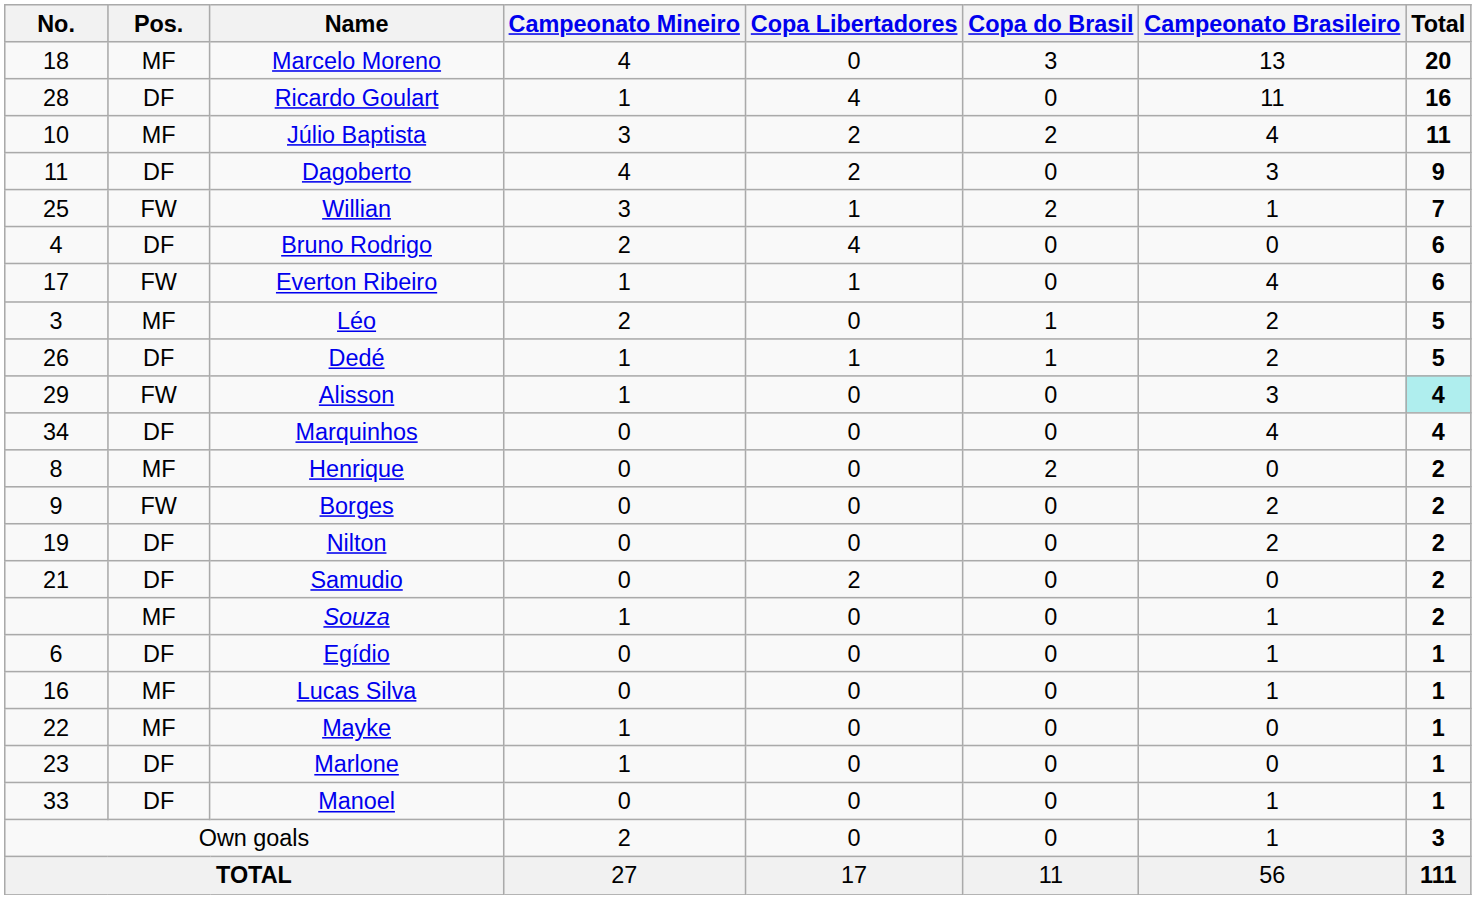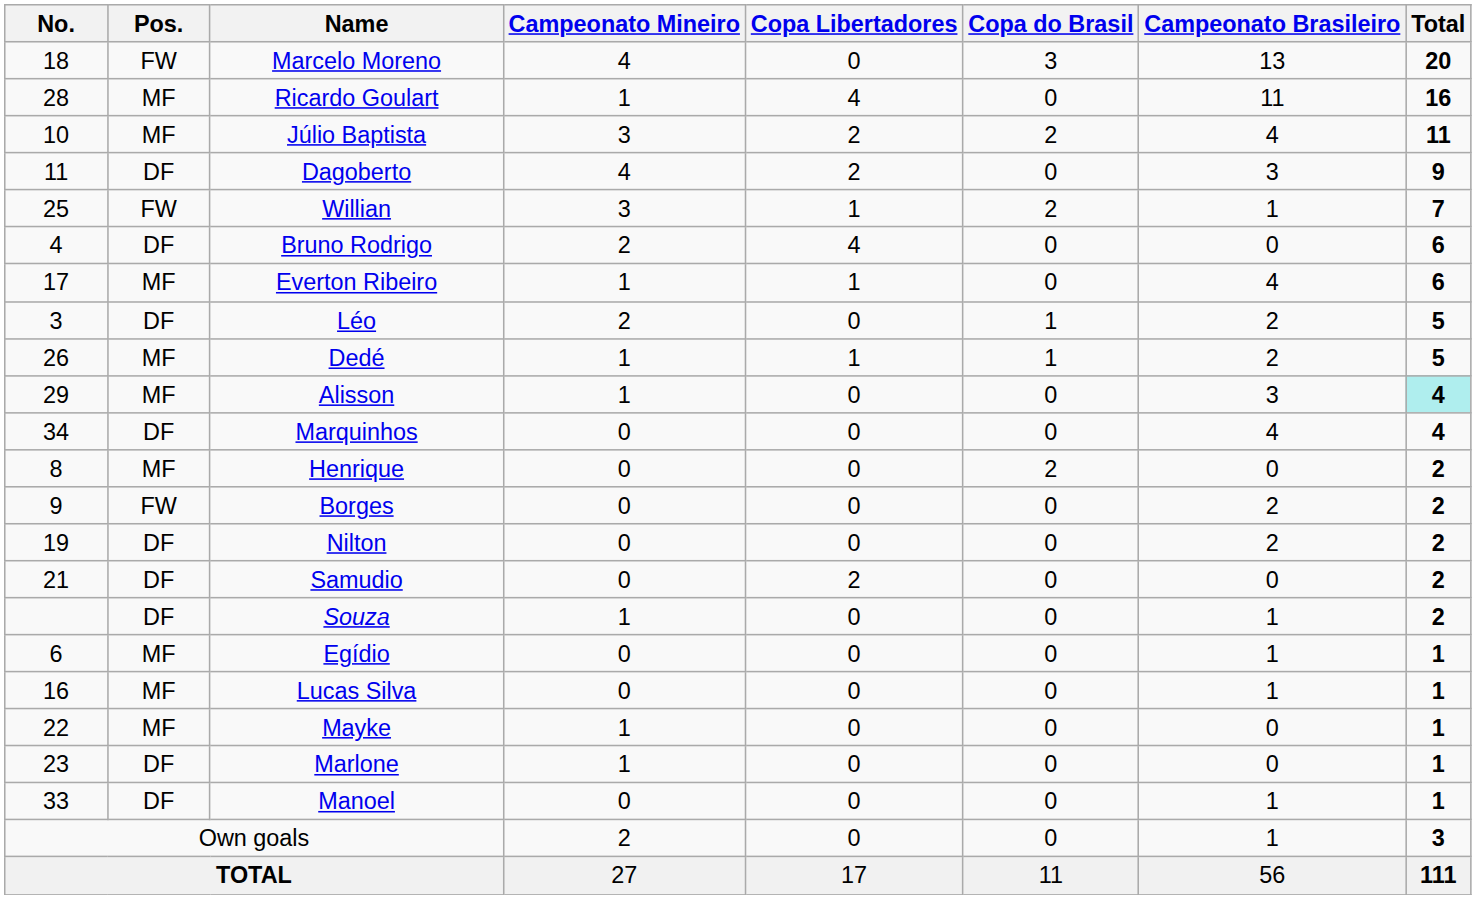(159, 61) MF -> (159, 61) FW
(159, 98) DF -> (159, 98) MF
(159, 283) FW -> (159, 283) MF
(159, 320) MF -> (159, 320) DF
(159, 357) DF -> (159, 357) MF
(159, 394) FW -> (159, 394) MF
(159, 616) MF -> (159, 616) DF
(159, 653) DF -> (159, 653) MF
